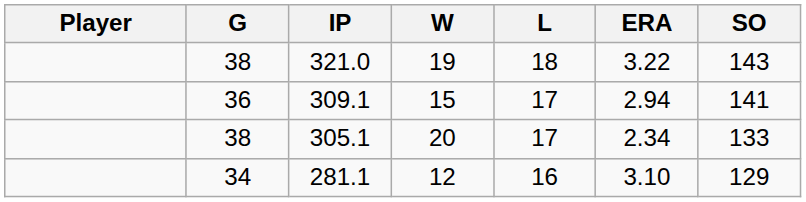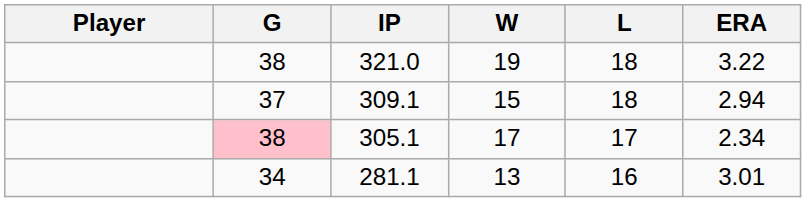- column: (749, 23)
(238, 100) 36 -> (272, 100) 37
(545, 100) 17 -> (624, 100) 18
(238, 138) no background -> (272, 138) pink background
(442, 138) 20 -> (507, 138) 17
(442, 176) 12 -> (507, 176) 13
(647, 176) 3.10 -> (742, 176) 3.01
